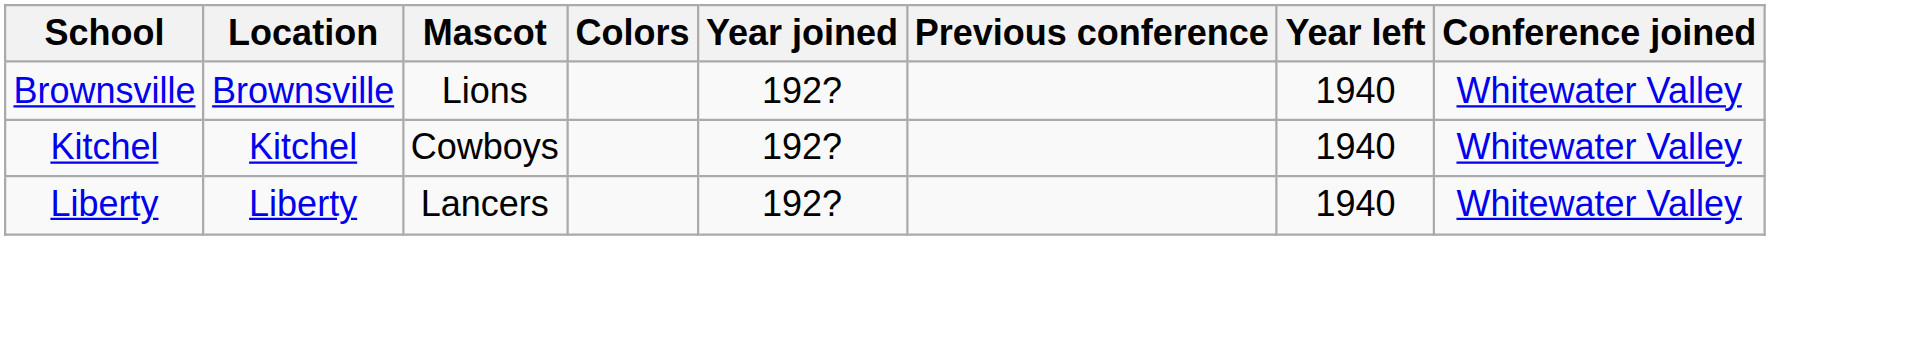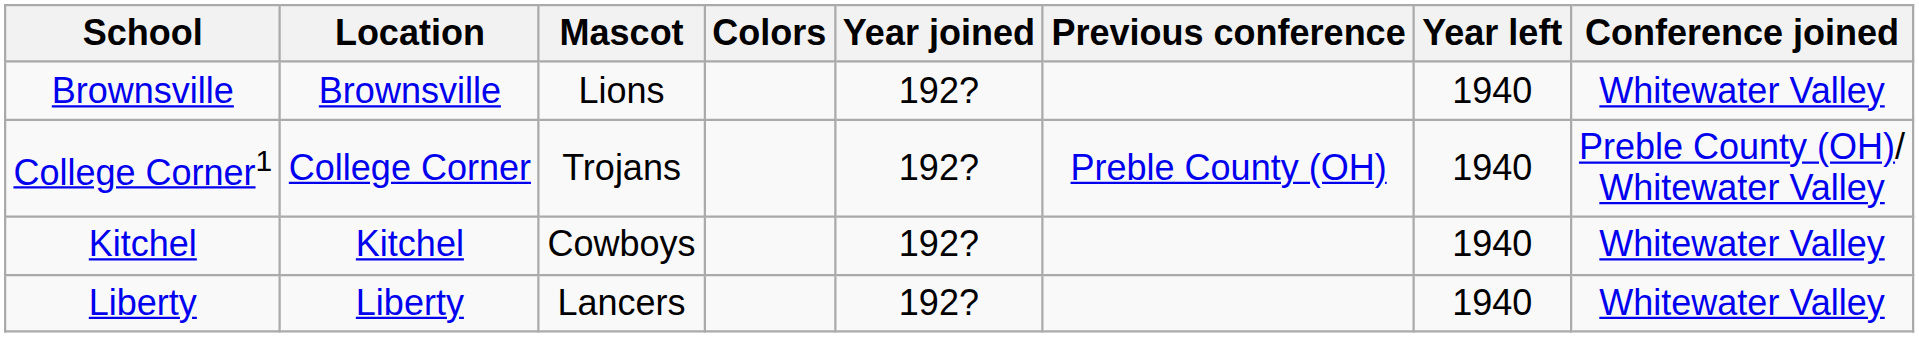+ row: (143, 167)
